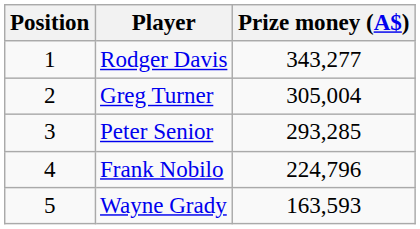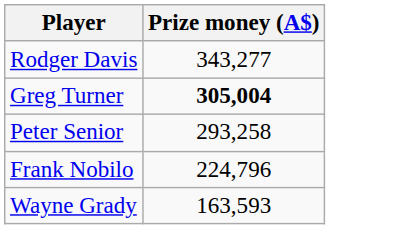- column: (50, 22)
(324, 95) normal -> (234, 95) bold
(324, 132) 293,285 -> (234, 132) 293,258
